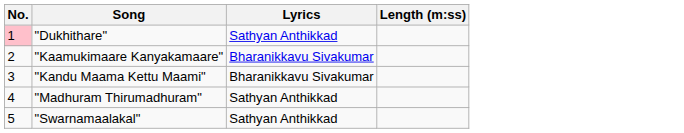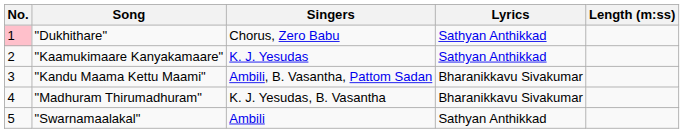+ column: (331, 15)
(301, 56) Bharanikkavu Sivakumar -> (492, 56) Sathyan Anthikkad
(283, 98) Sathyan Anthikkad -> (511, 98) Bharanikkavu Sivakumar
